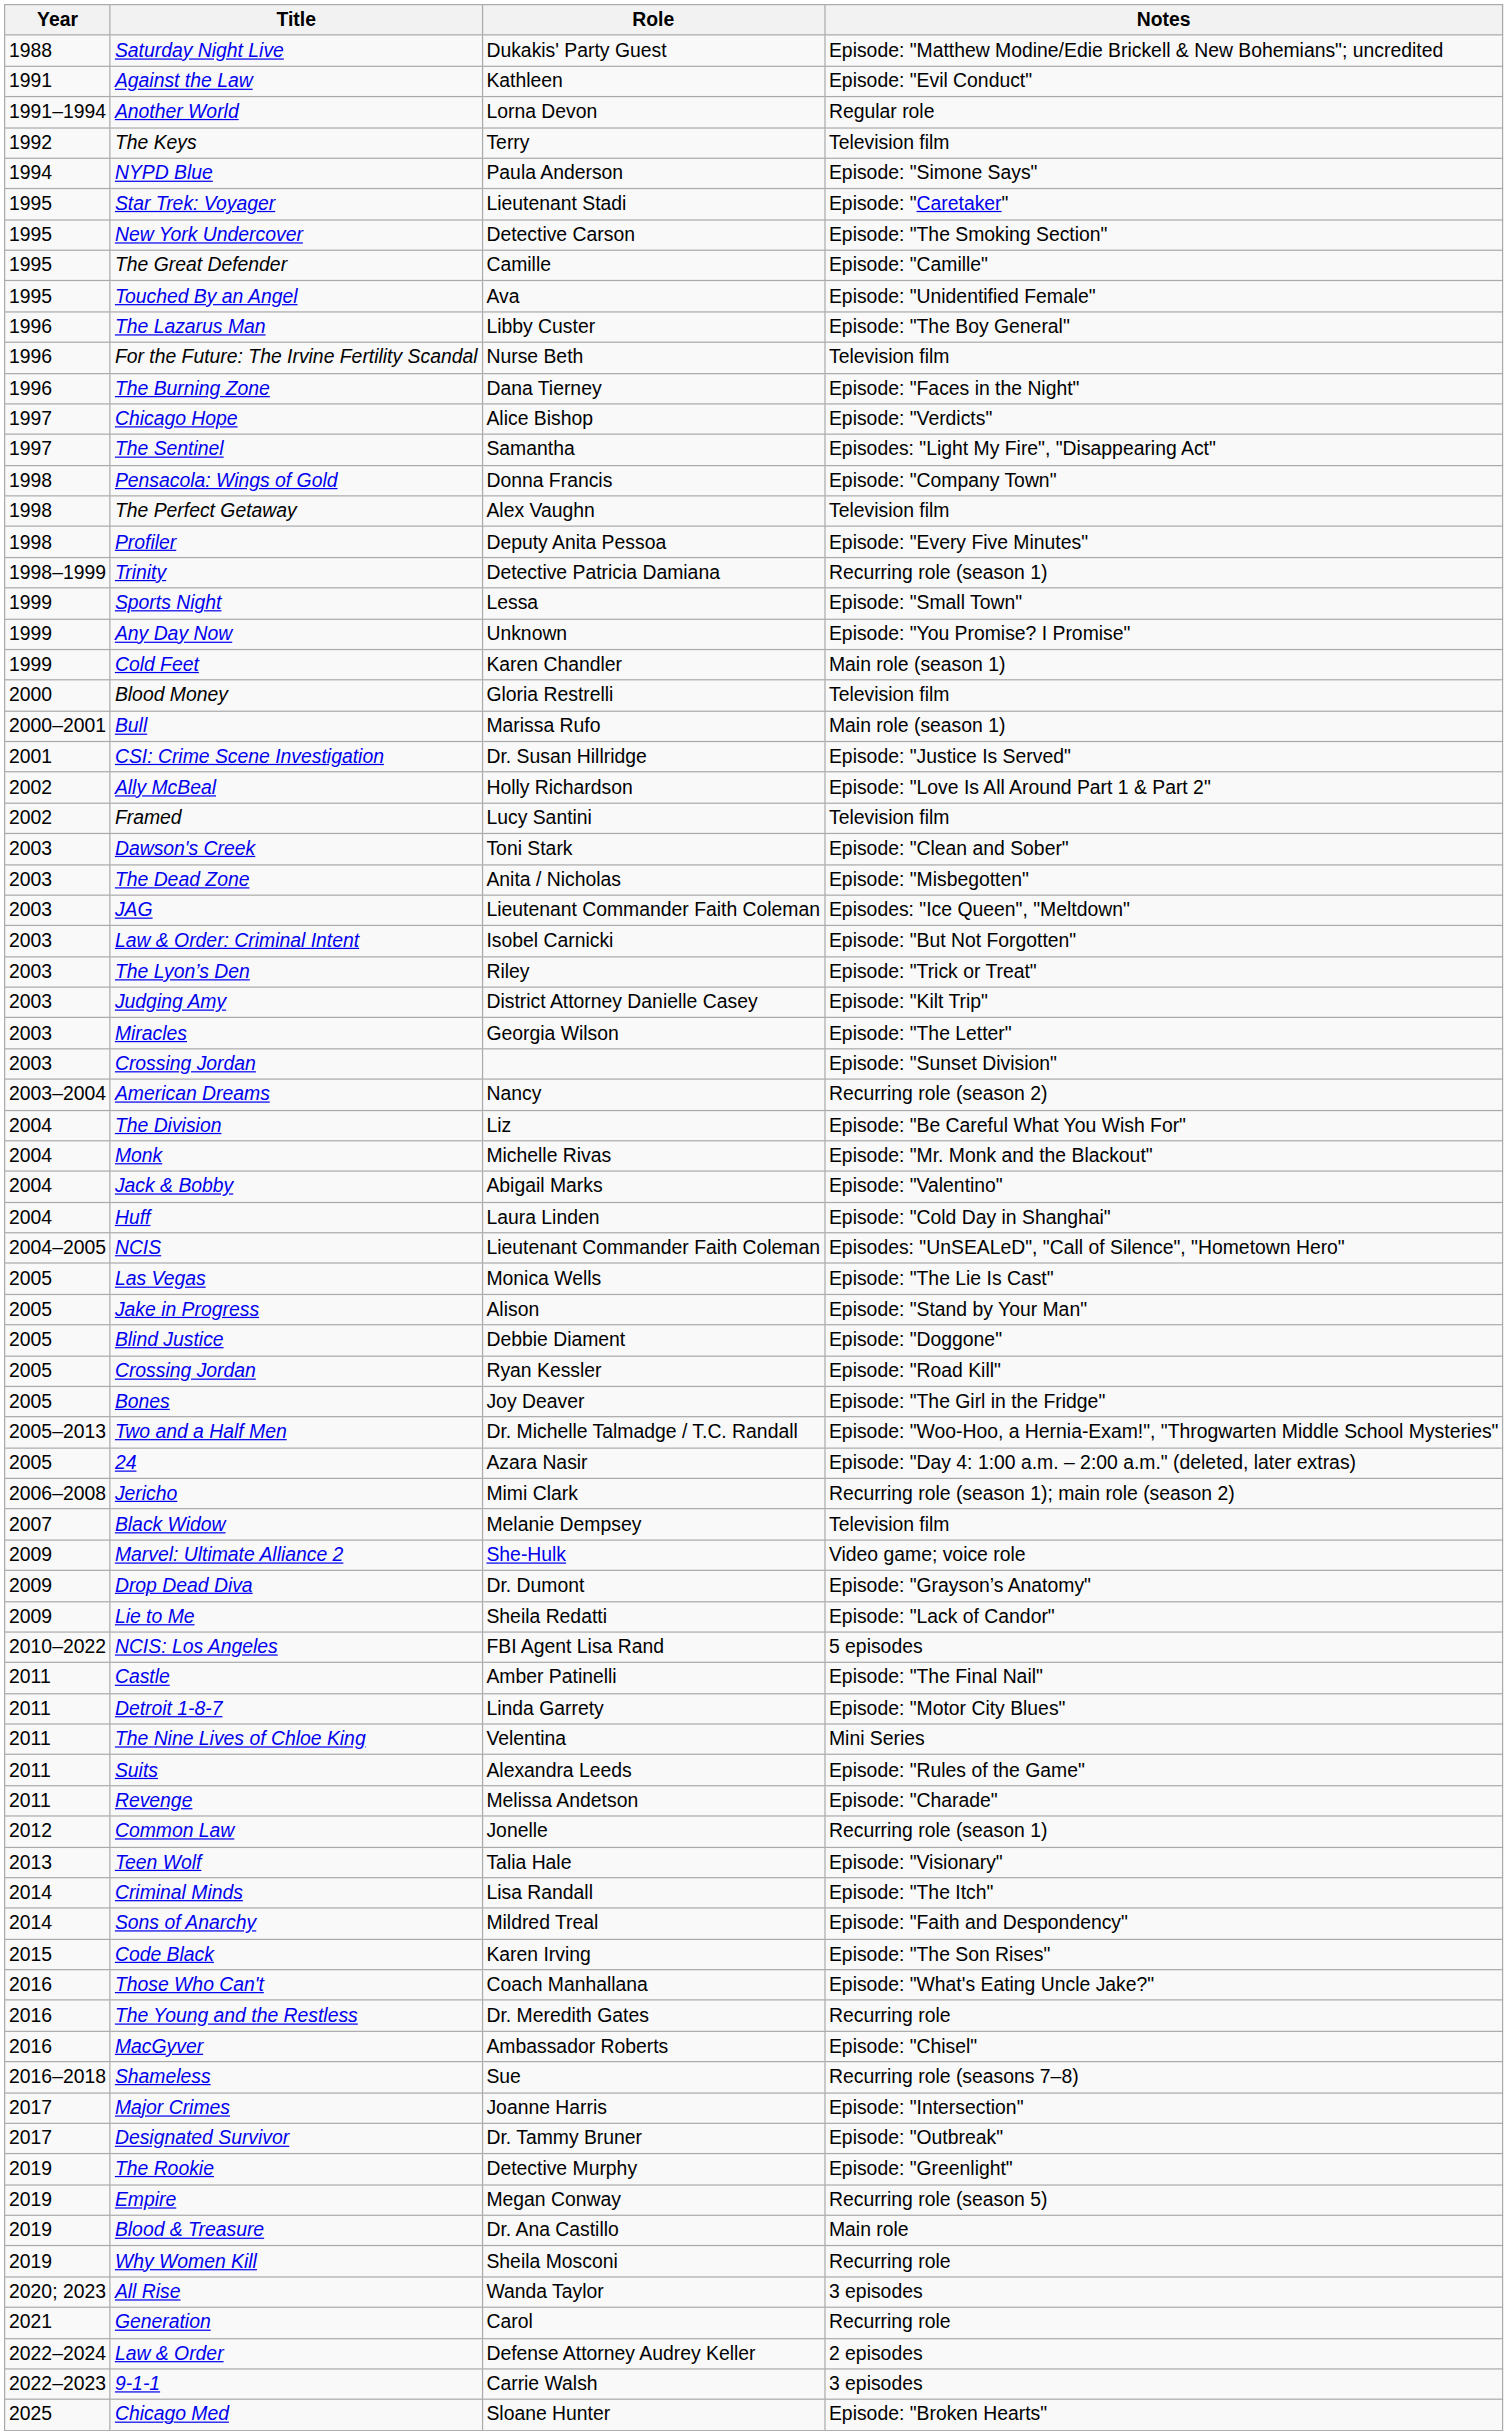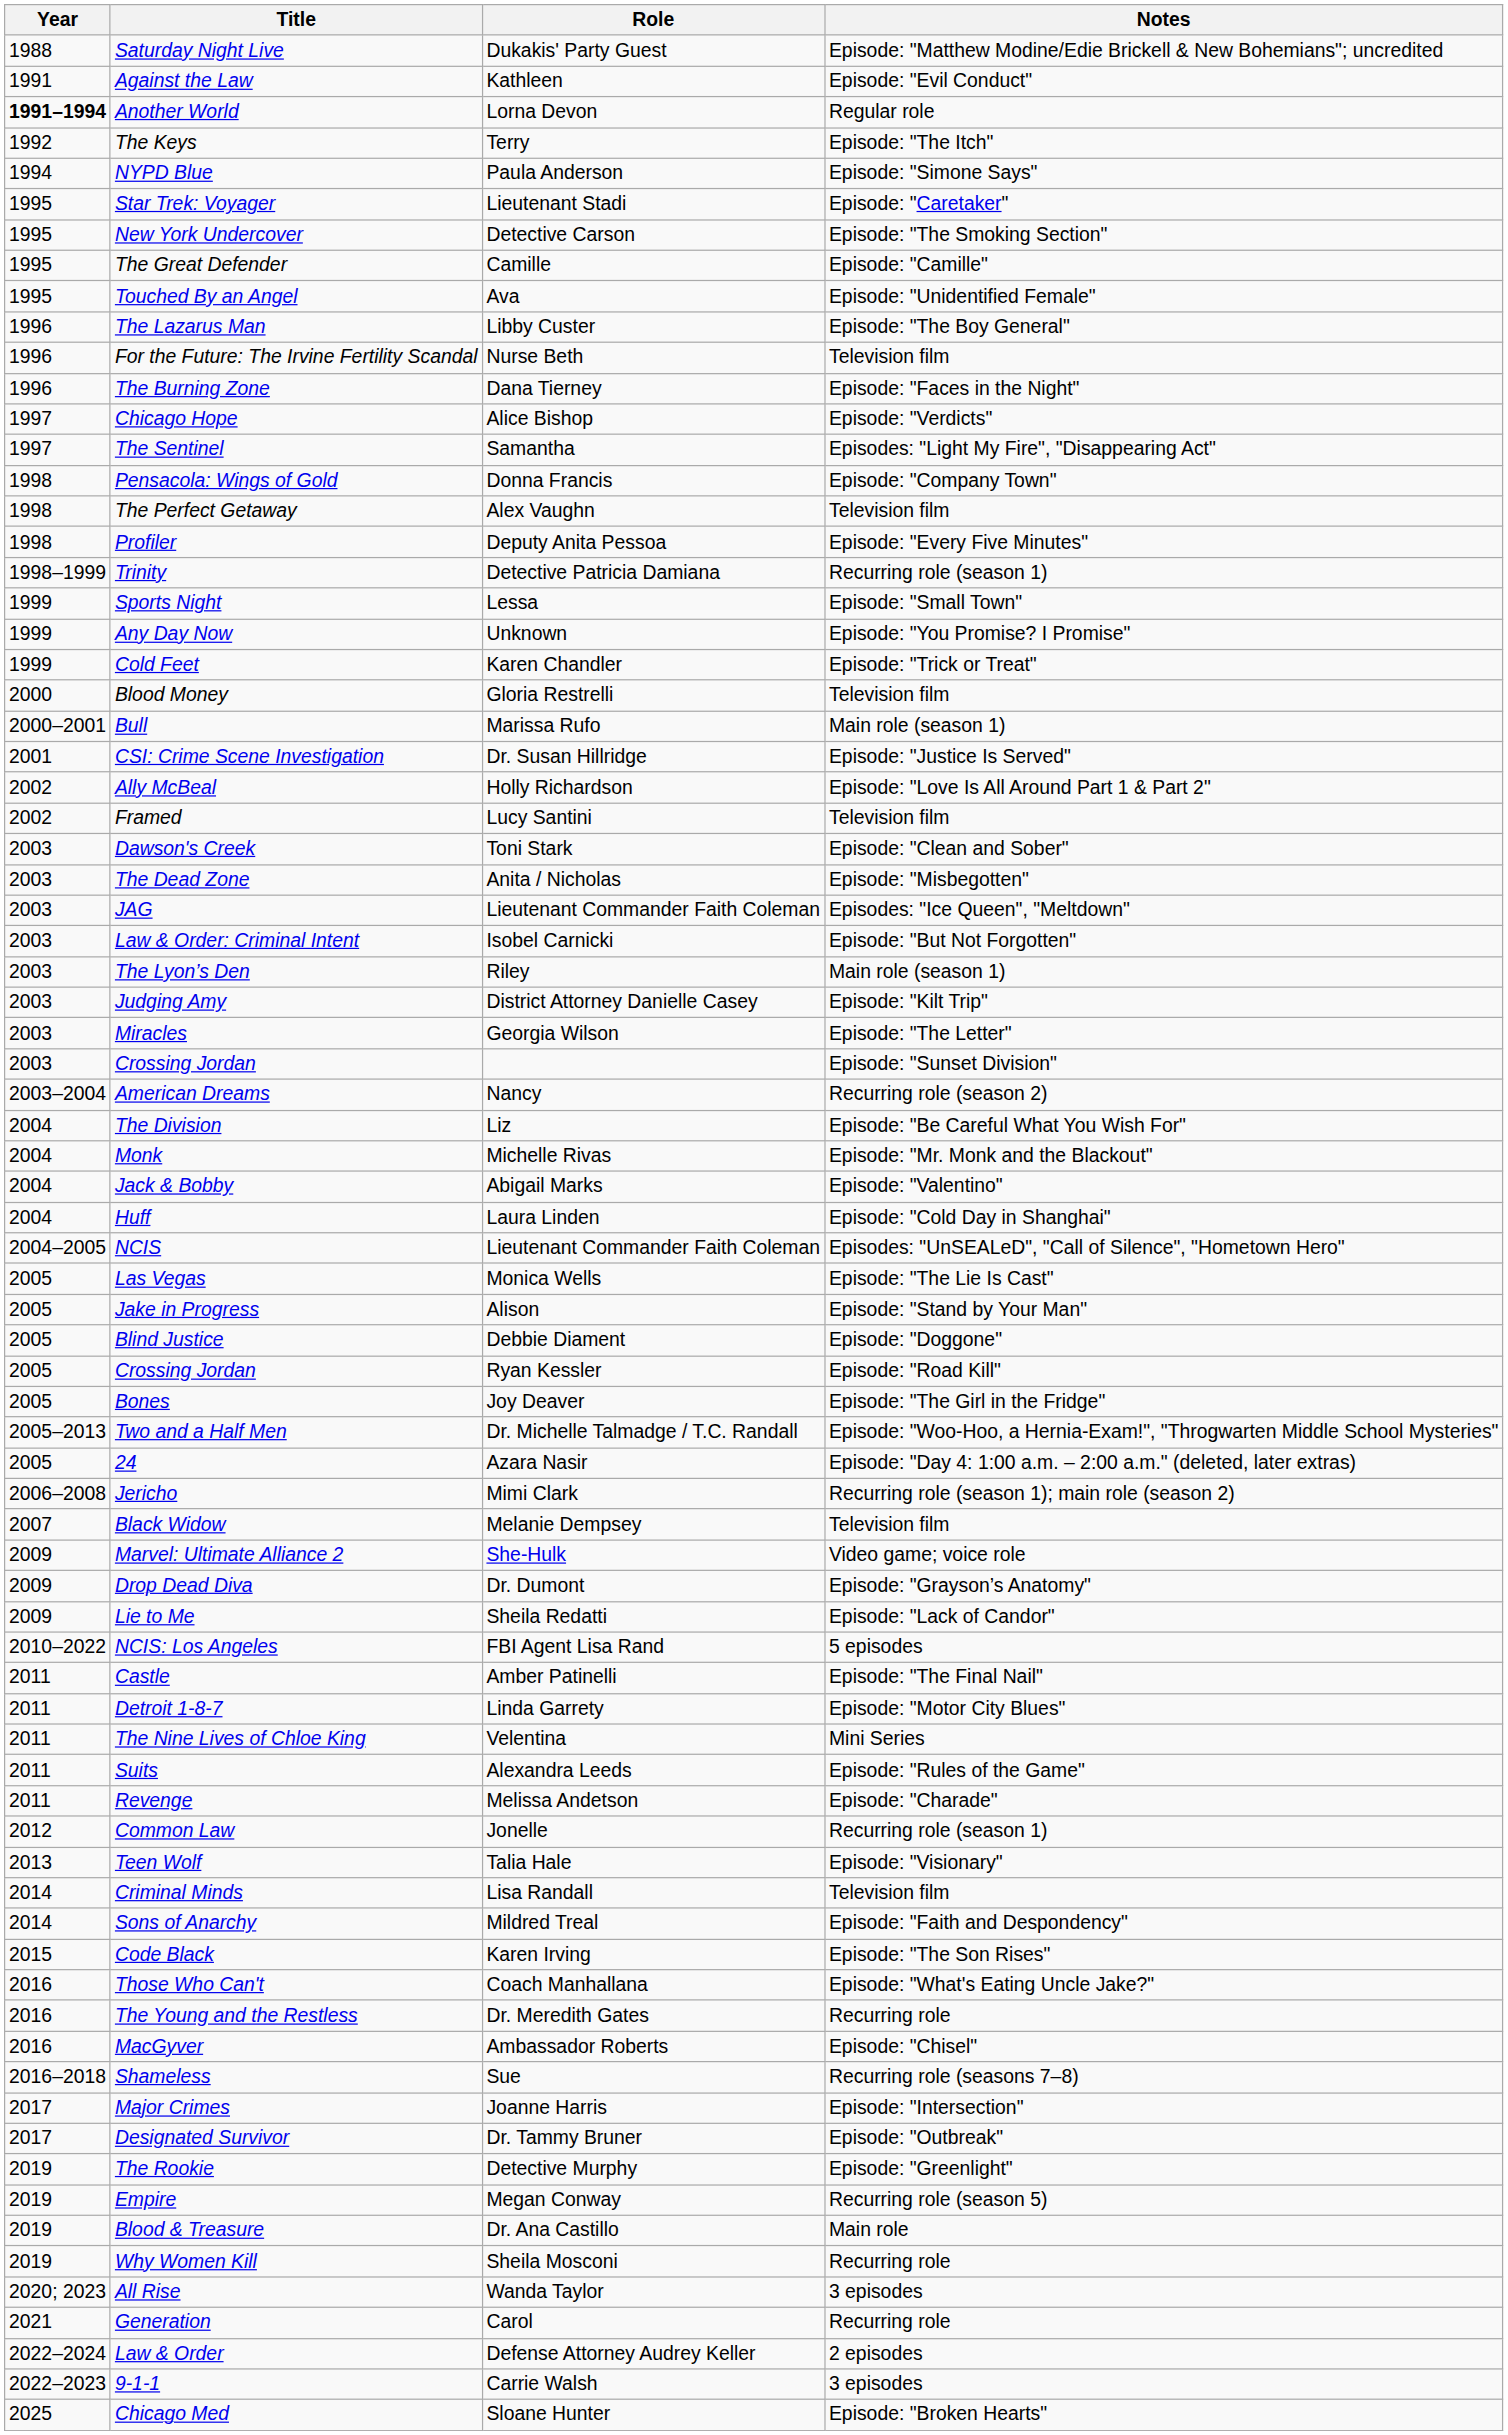(58, 111) normal -> (58, 111) bold
(889, 142) Television film -> (911, 142) Episode: "The Itch"
(917, 664) Main role (season 1) -> (933, 664) Episode: "Trick or Treat"
(933, 971) Episode: "Trick or Treat" -> (917, 971) Main role (season 1)
(911, 1892) Episode: "The Itch" -> (889, 1892) Television film
